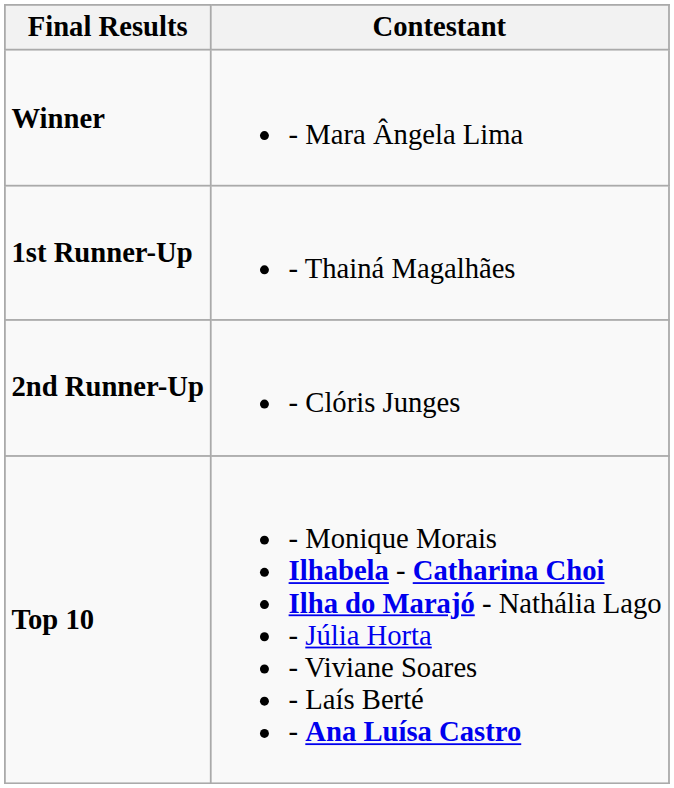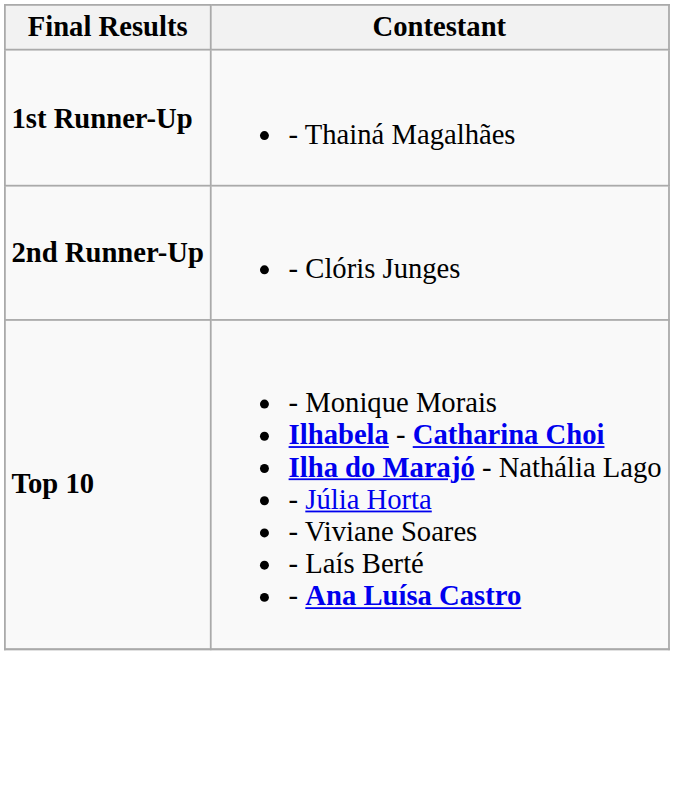- row: (58, 117)
